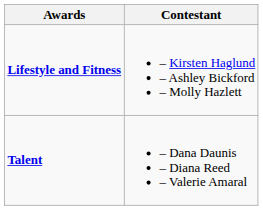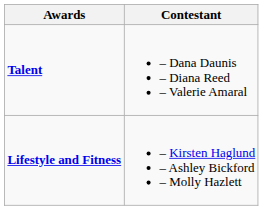rows swapped: (64, 70) <-> (25, 160)
